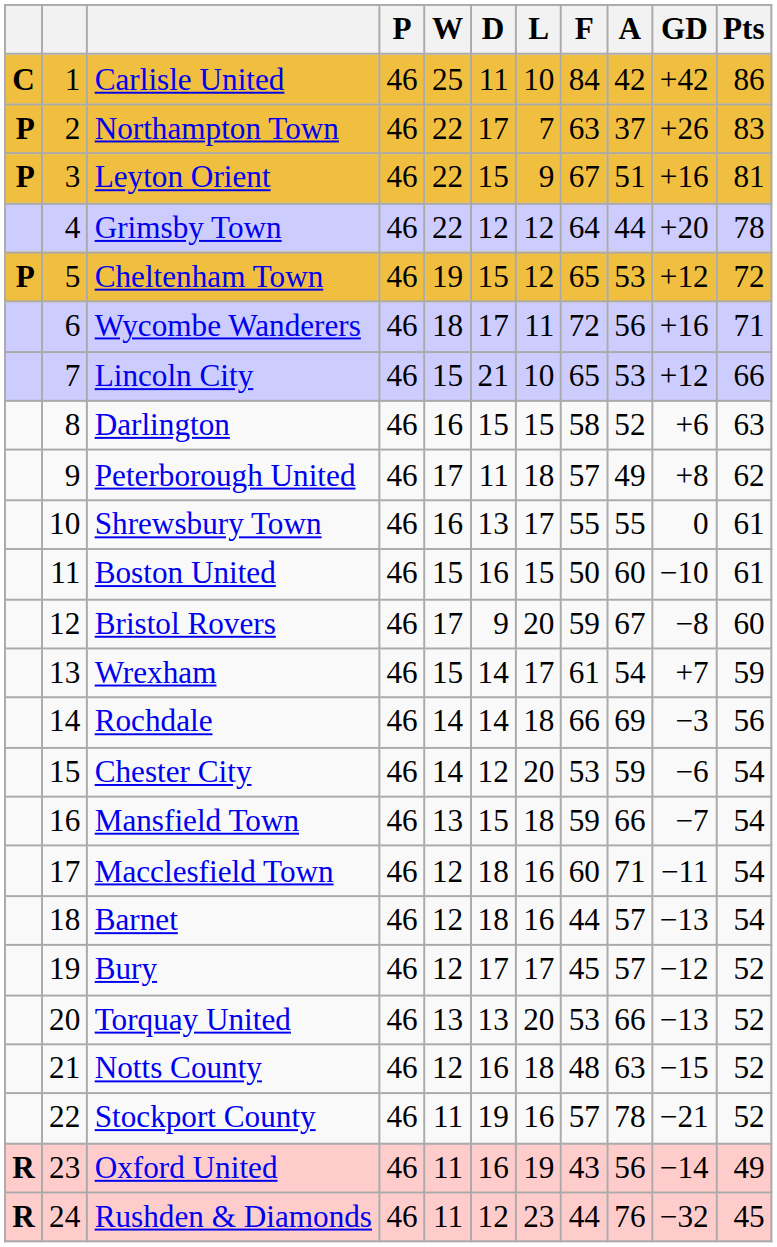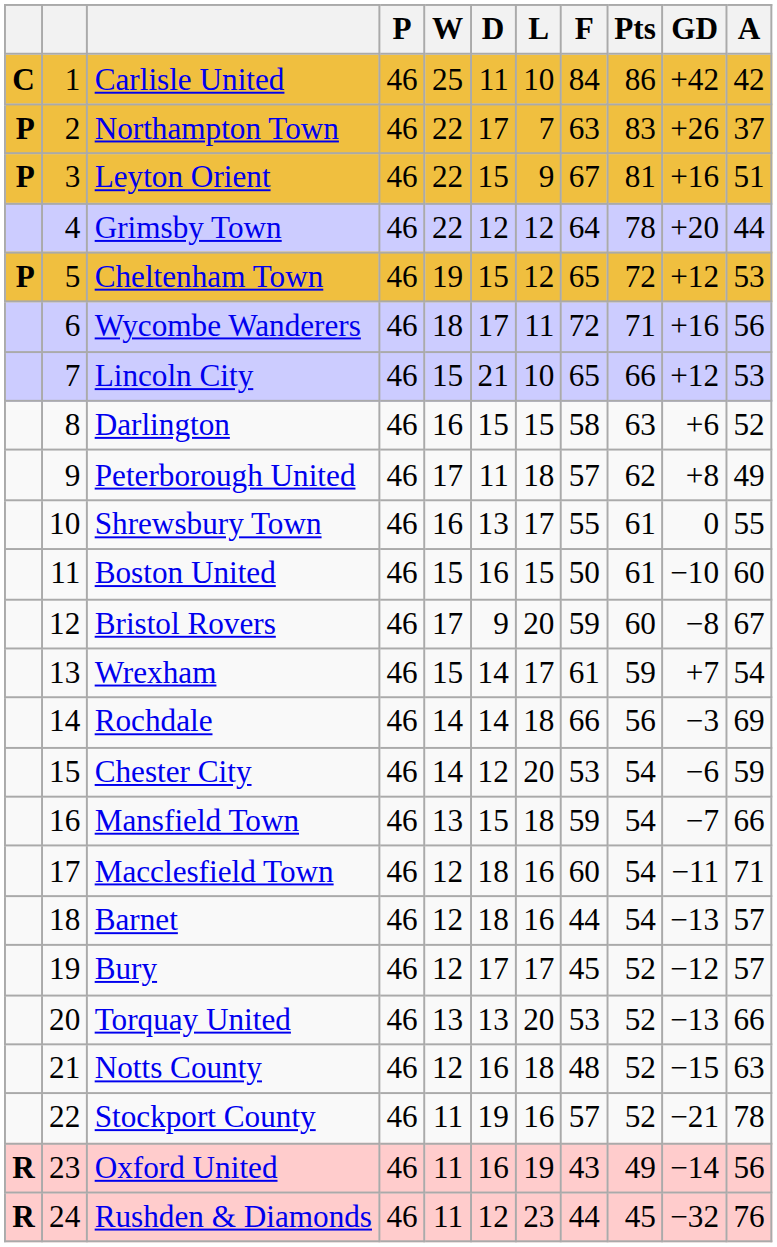columns swapped: (630, 29) <-> (744, 29)
